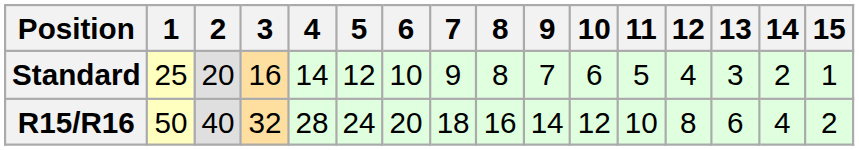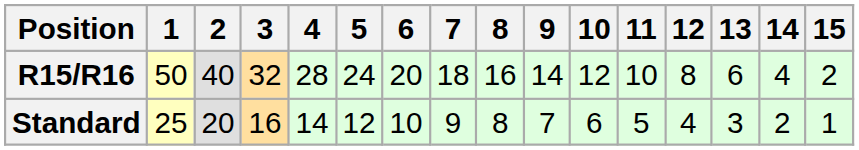rows swapped: (76, 75) <-> (76, 122)
